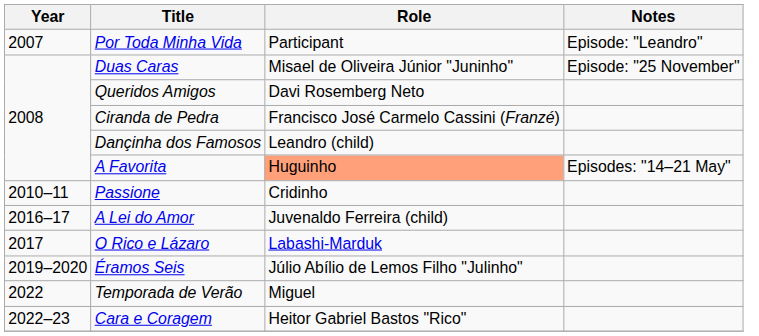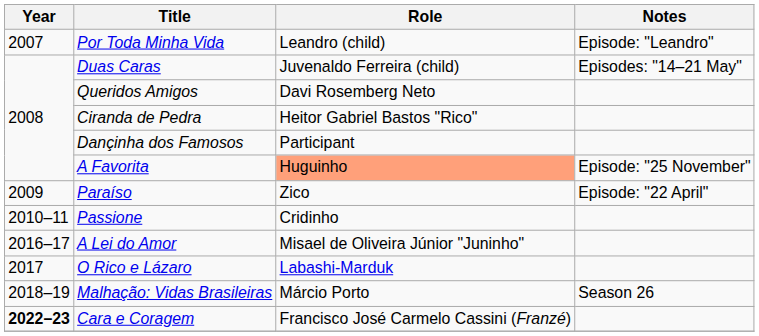(306, 42) Participant -> (332, 42) Leandro (child)
(391, 67) Misael de Oliveira Júnior "Juninho" -> (369, 67) Juvenaldo Ferreira (child)
(653, 67) Episode: "25 November" -> (660, 67) Episodes: "14–21 May"
(414, 117) Francisco José Carmelo Cassini (Franzé) -> (379, 117) Heitor Gabriel Bastos "Rico"
(321, 142) Leandro (child) -> (317, 142) Participant
(649, 167) Episodes: "14–21 May" -> (664, 167) Episode: "25 November"
+ row: (104, 192)
(358, 218) Juvenaldo Ferreira (child) -> (402, 243) Misael de Oliveira Júnior "Juninho"
+ row: (175, 293)
- row: (140, 268)
- row: (169, 293)
(39, 318) normal -> (39, 318) bold
(367, 318) Heitor Gabriel Bastos "Rico" -> (425, 318) Francisco José Carmelo Cassini (Franzé)
